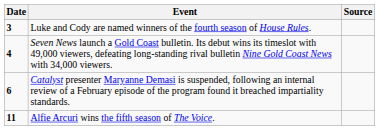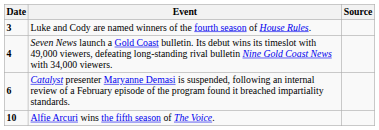(11, 118) 11 -> (11, 118) 10
